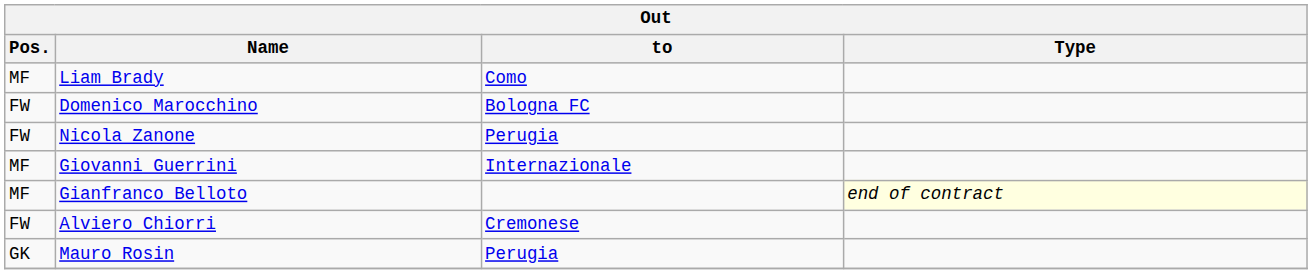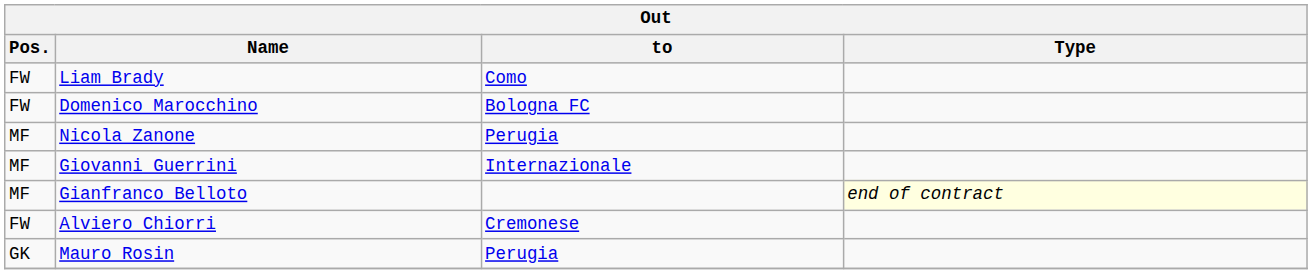(19, 78) MF -> (19, 78) FW
(19, 136) FW -> (19, 136) MF
